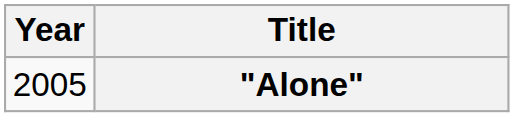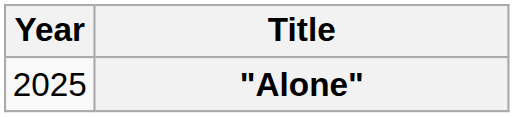(50, 83) 2005 -> (50, 83) 2025
